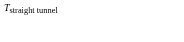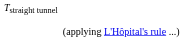+ row: (31, 32)
